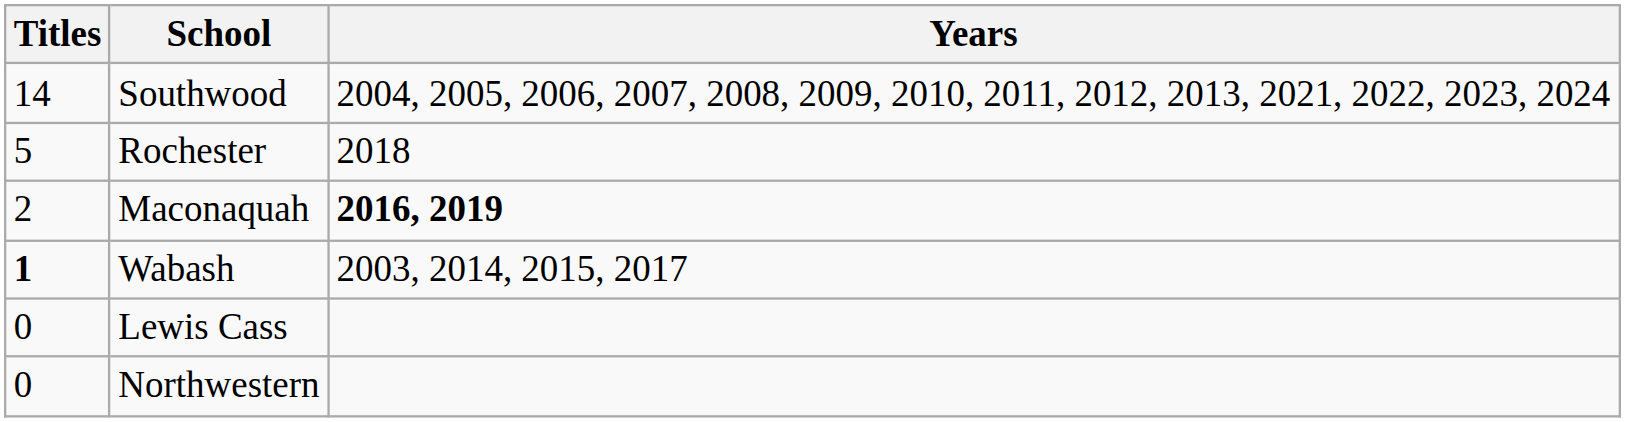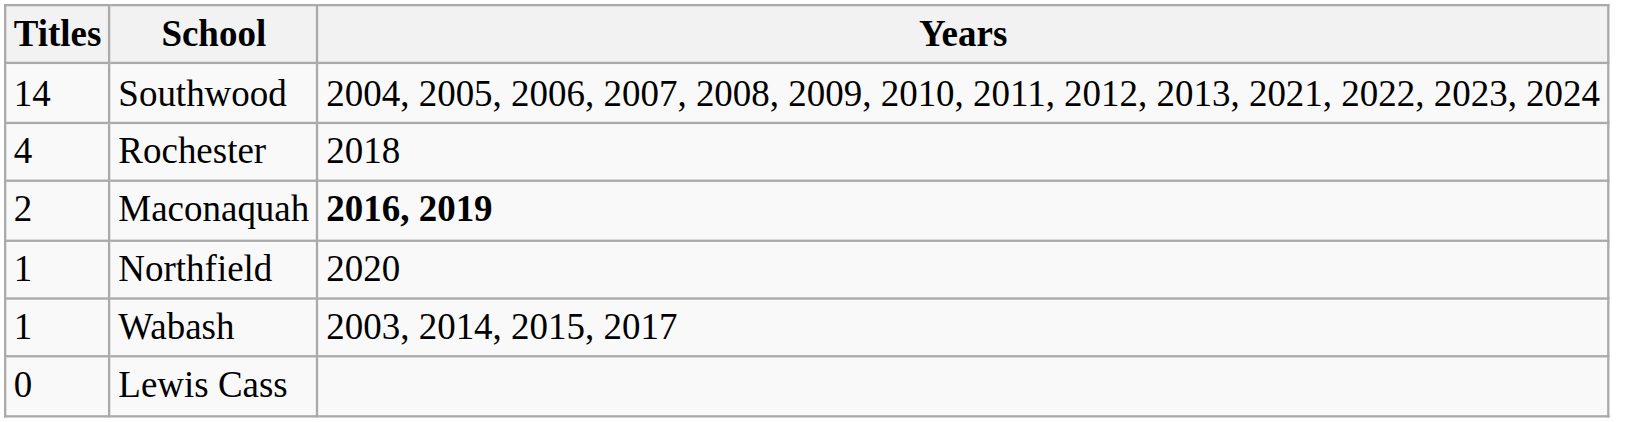(23, 151) 5 -> (23, 151) 4
+ row: (195, 268)
(23, 268) bold -> (23, 326) normal
- row: (219, 385)
